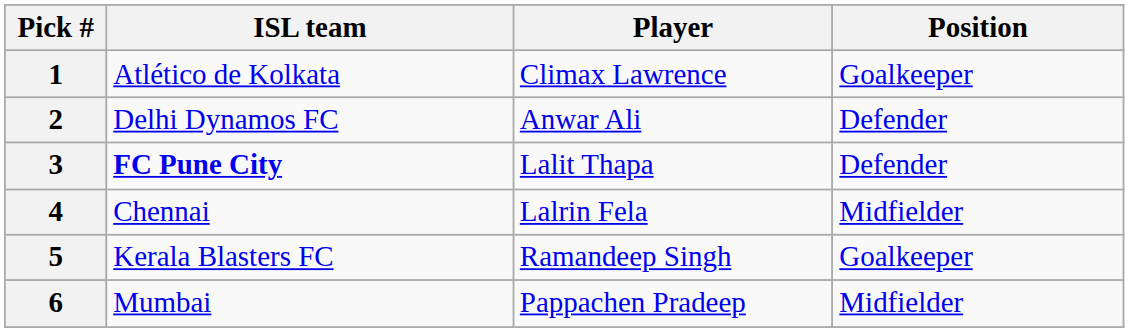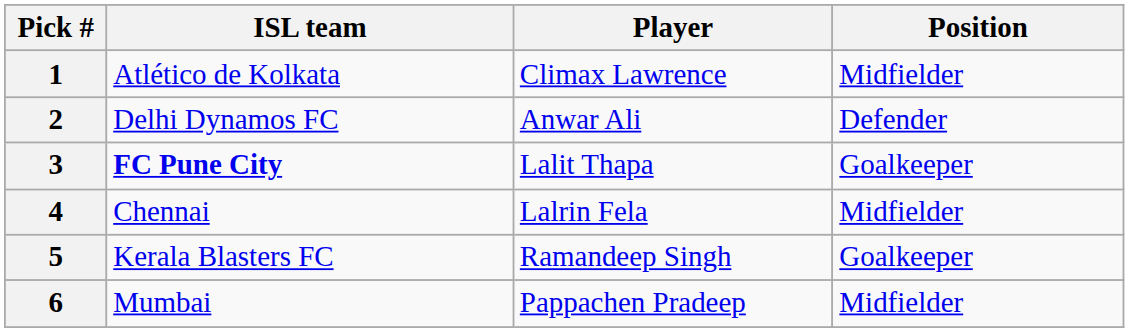(906, 73) Goalkeeper -> (901, 73) Midfielder
(893, 165) Defender -> (906, 165) Goalkeeper
